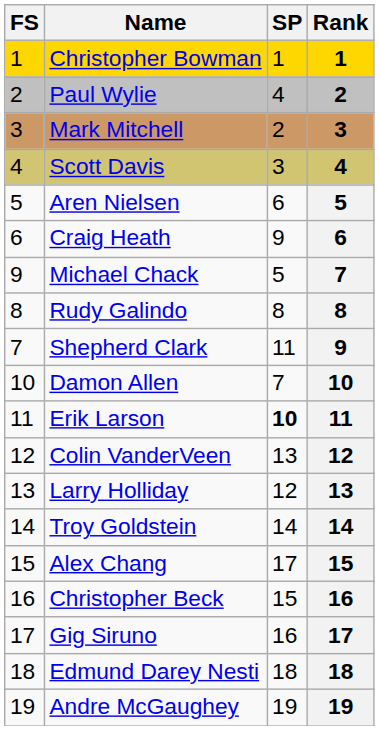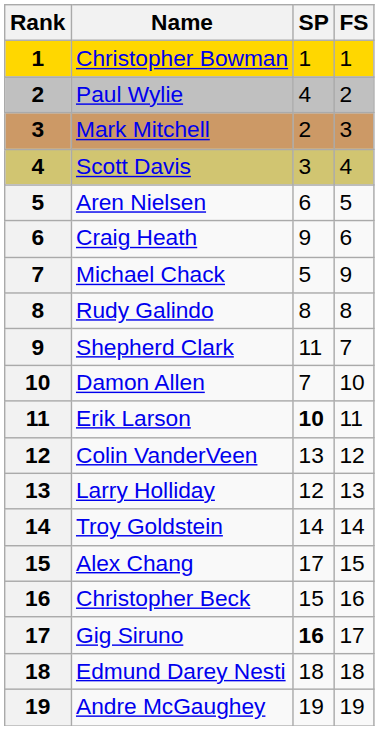columns swapped: (341, 22) <-> (24, 22)
(285, 635) normal -> (311, 635) bold
